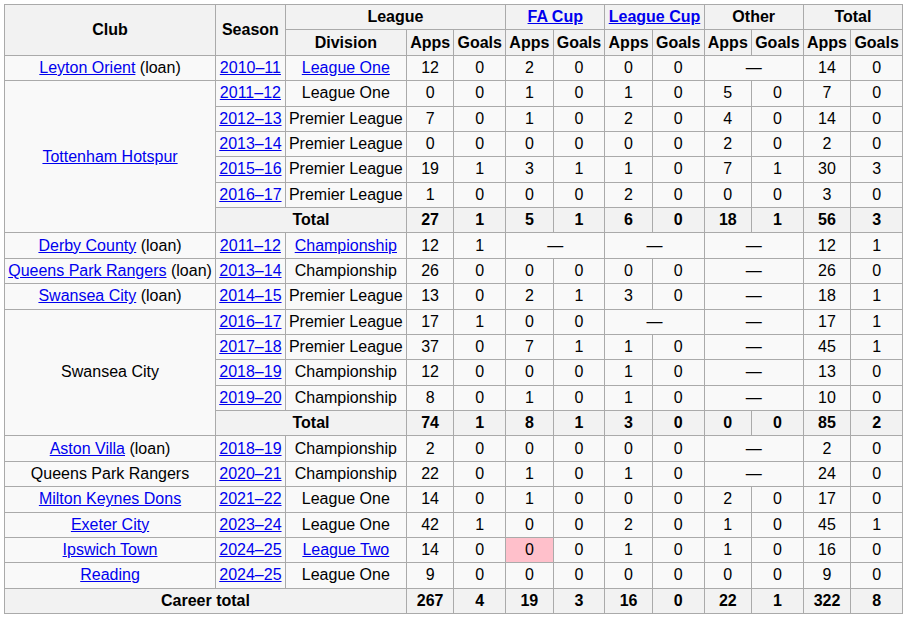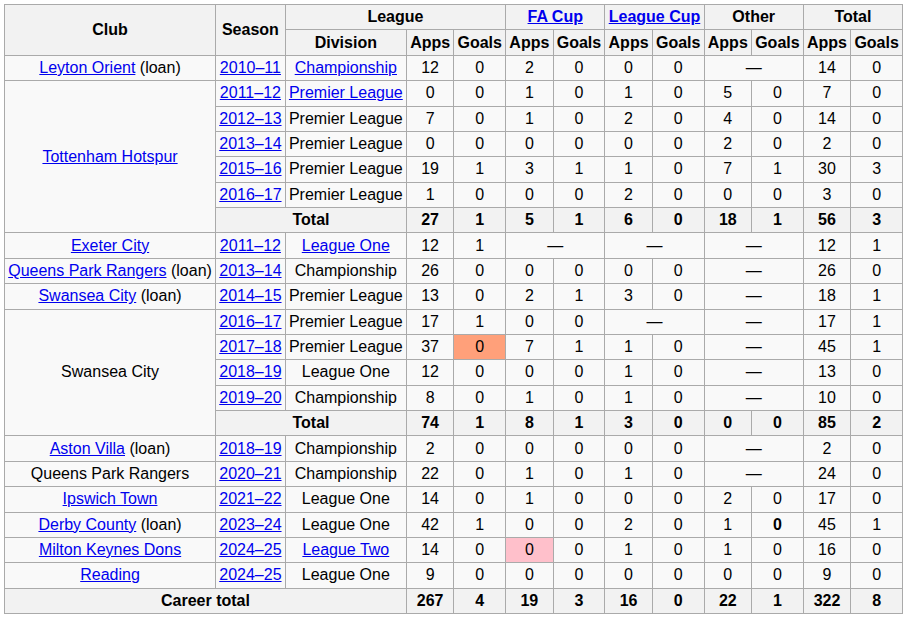(346, 67) League One -> (346, 67) Championship
(346, 93) League One -> (346, 93) Premier League
(110, 245) Derby County (loan) -> (110, 245) Exeter City
(346, 245) Championship -> (346, 245) League One
(480, 347) no background -> (480, 347) lightsalmon background
(346, 372) Championship -> (346, 372) League One
(110, 499) Milton Keynes Dons -> (110, 499) Ipswich Town
(110, 524) Exeter City -> (110, 524) Derby County (loan)
(777, 524) normal -> (777, 524) bold
(110, 550) Ipswich Town -> (110, 550) Milton Keynes Dons
